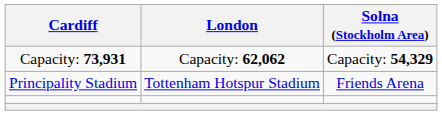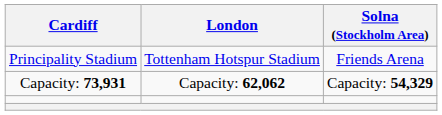rows swapped: (73, 83) <-> (73, 58)
